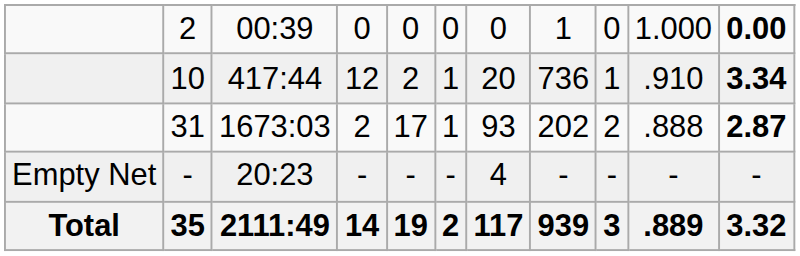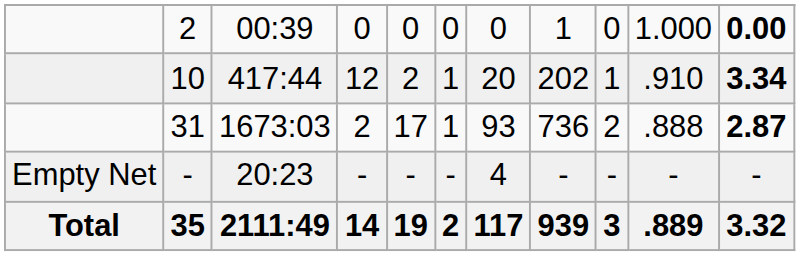(563, 77) 736 -> (563, 77) 202
(563, 126) 202 -> (563, 126) 736
